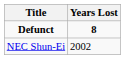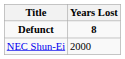(81, 46) 2002 -> (81, 46) 2000
